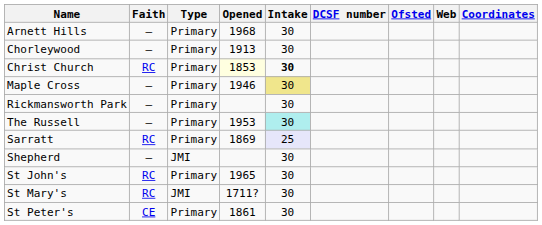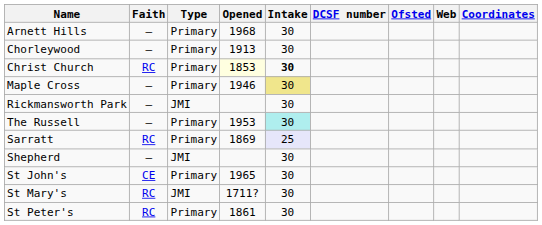(194, 103) Primary -> (181, 103) JMI
(149, 176) RC -> (149, 176) CE
(149, 212) CE -> (149, 212) RC
